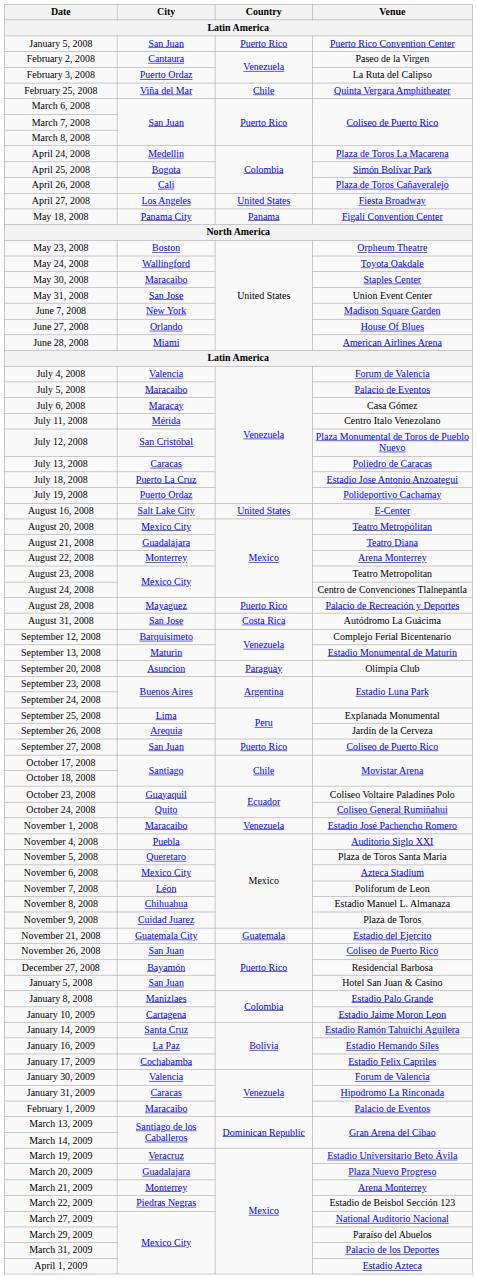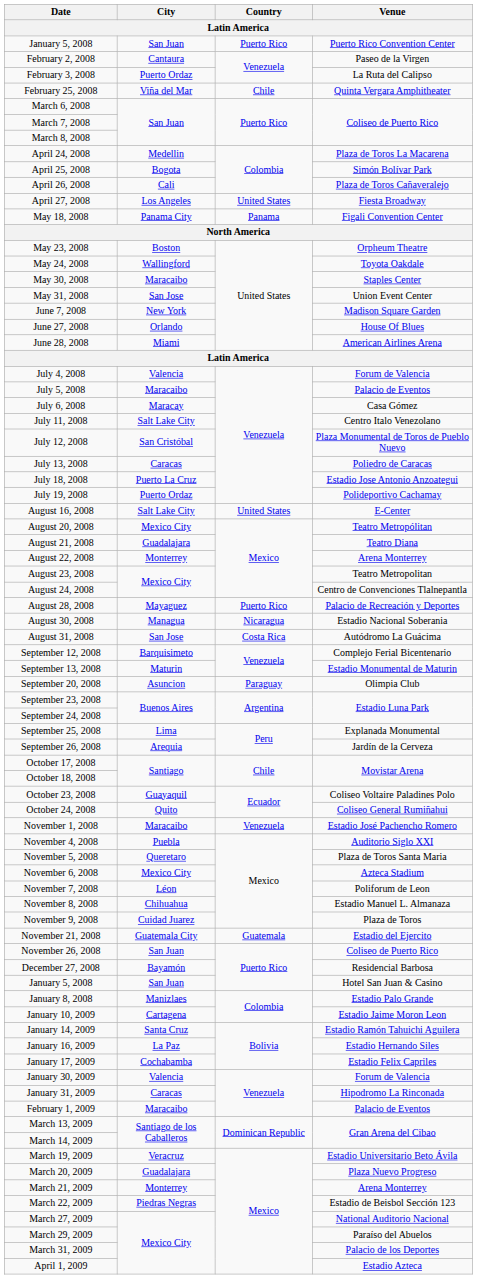(166, 421) Mérida -> (166, 421) Salt Lake City
+ row: (61, 621)
- row: (61, 747)
